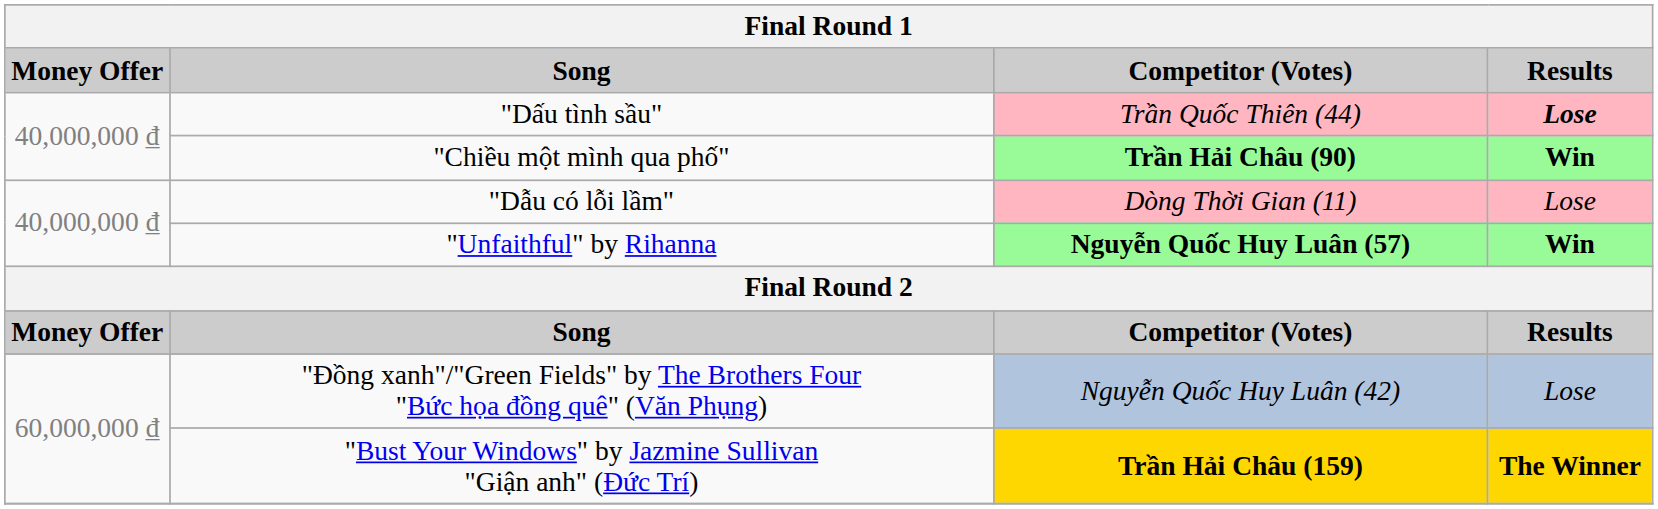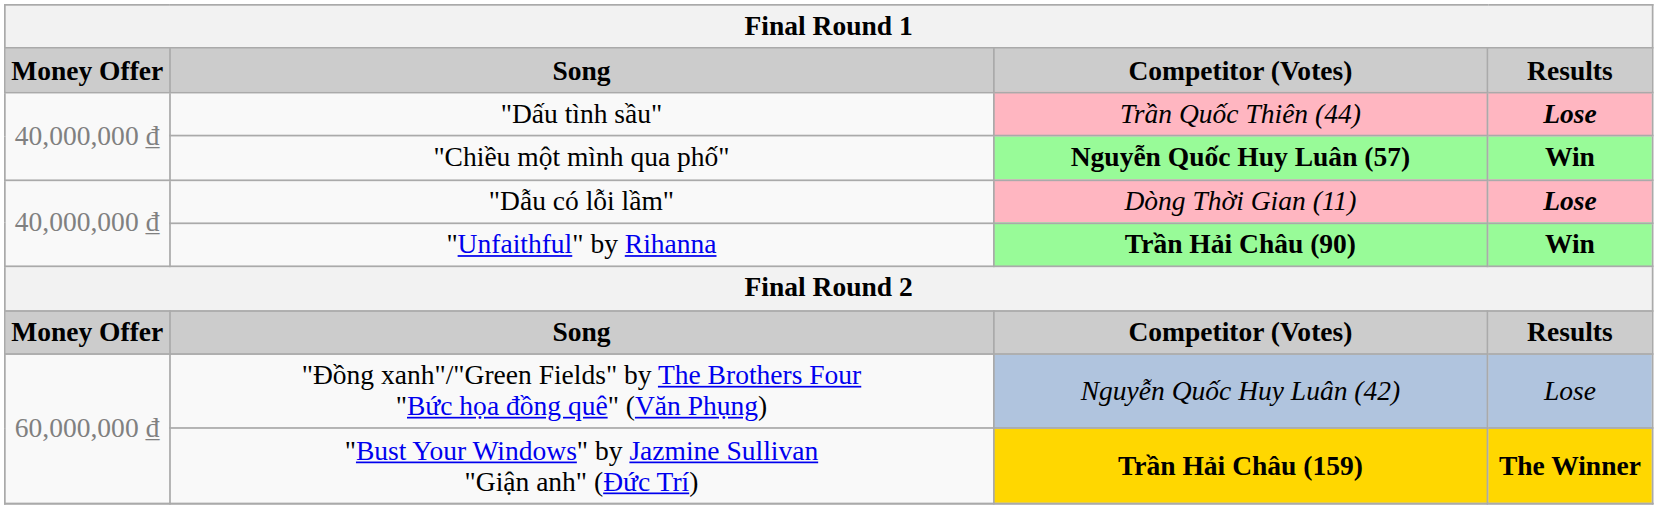(1240, 157) Trần Hải Châu (90) -> (1240, 157) Nguyễn Quốc Huy Luân (57)
(1570, 200) normal -> (1570, 200) bold
(1240, 244) Nguyễn Quốc Huy Luân (57) -> (1240, 244) Trần Hải Châu (90)
